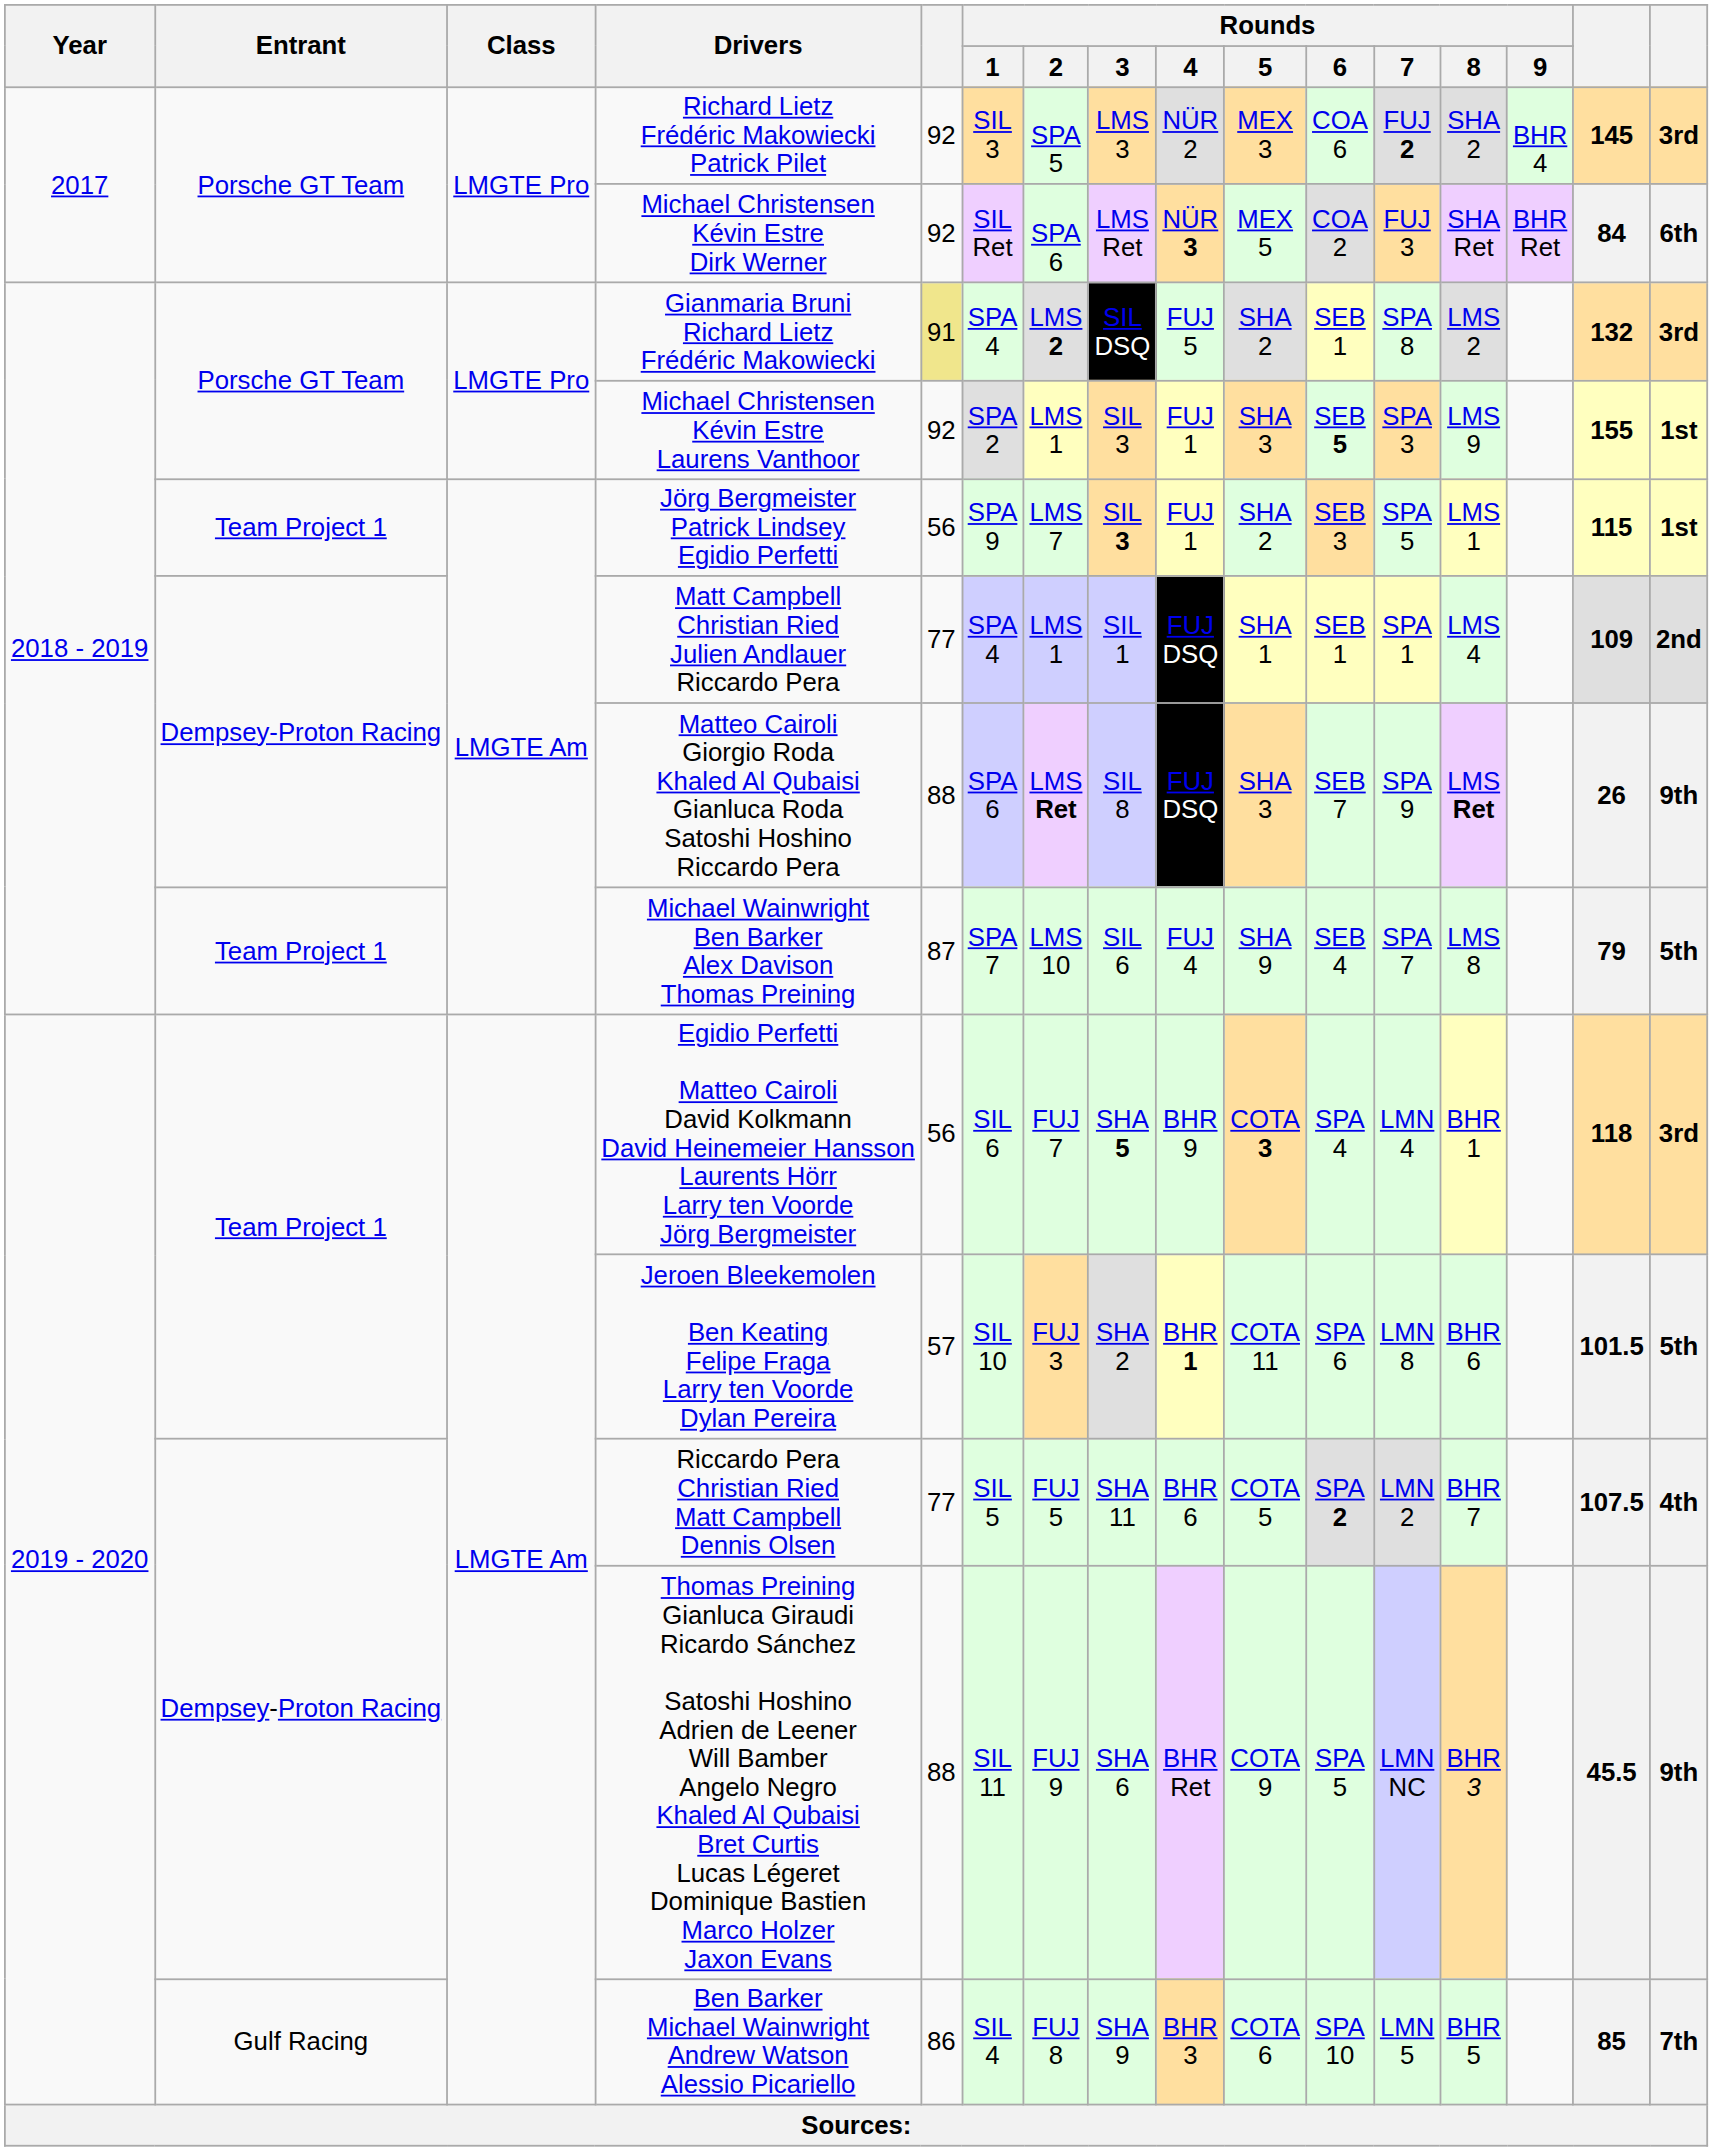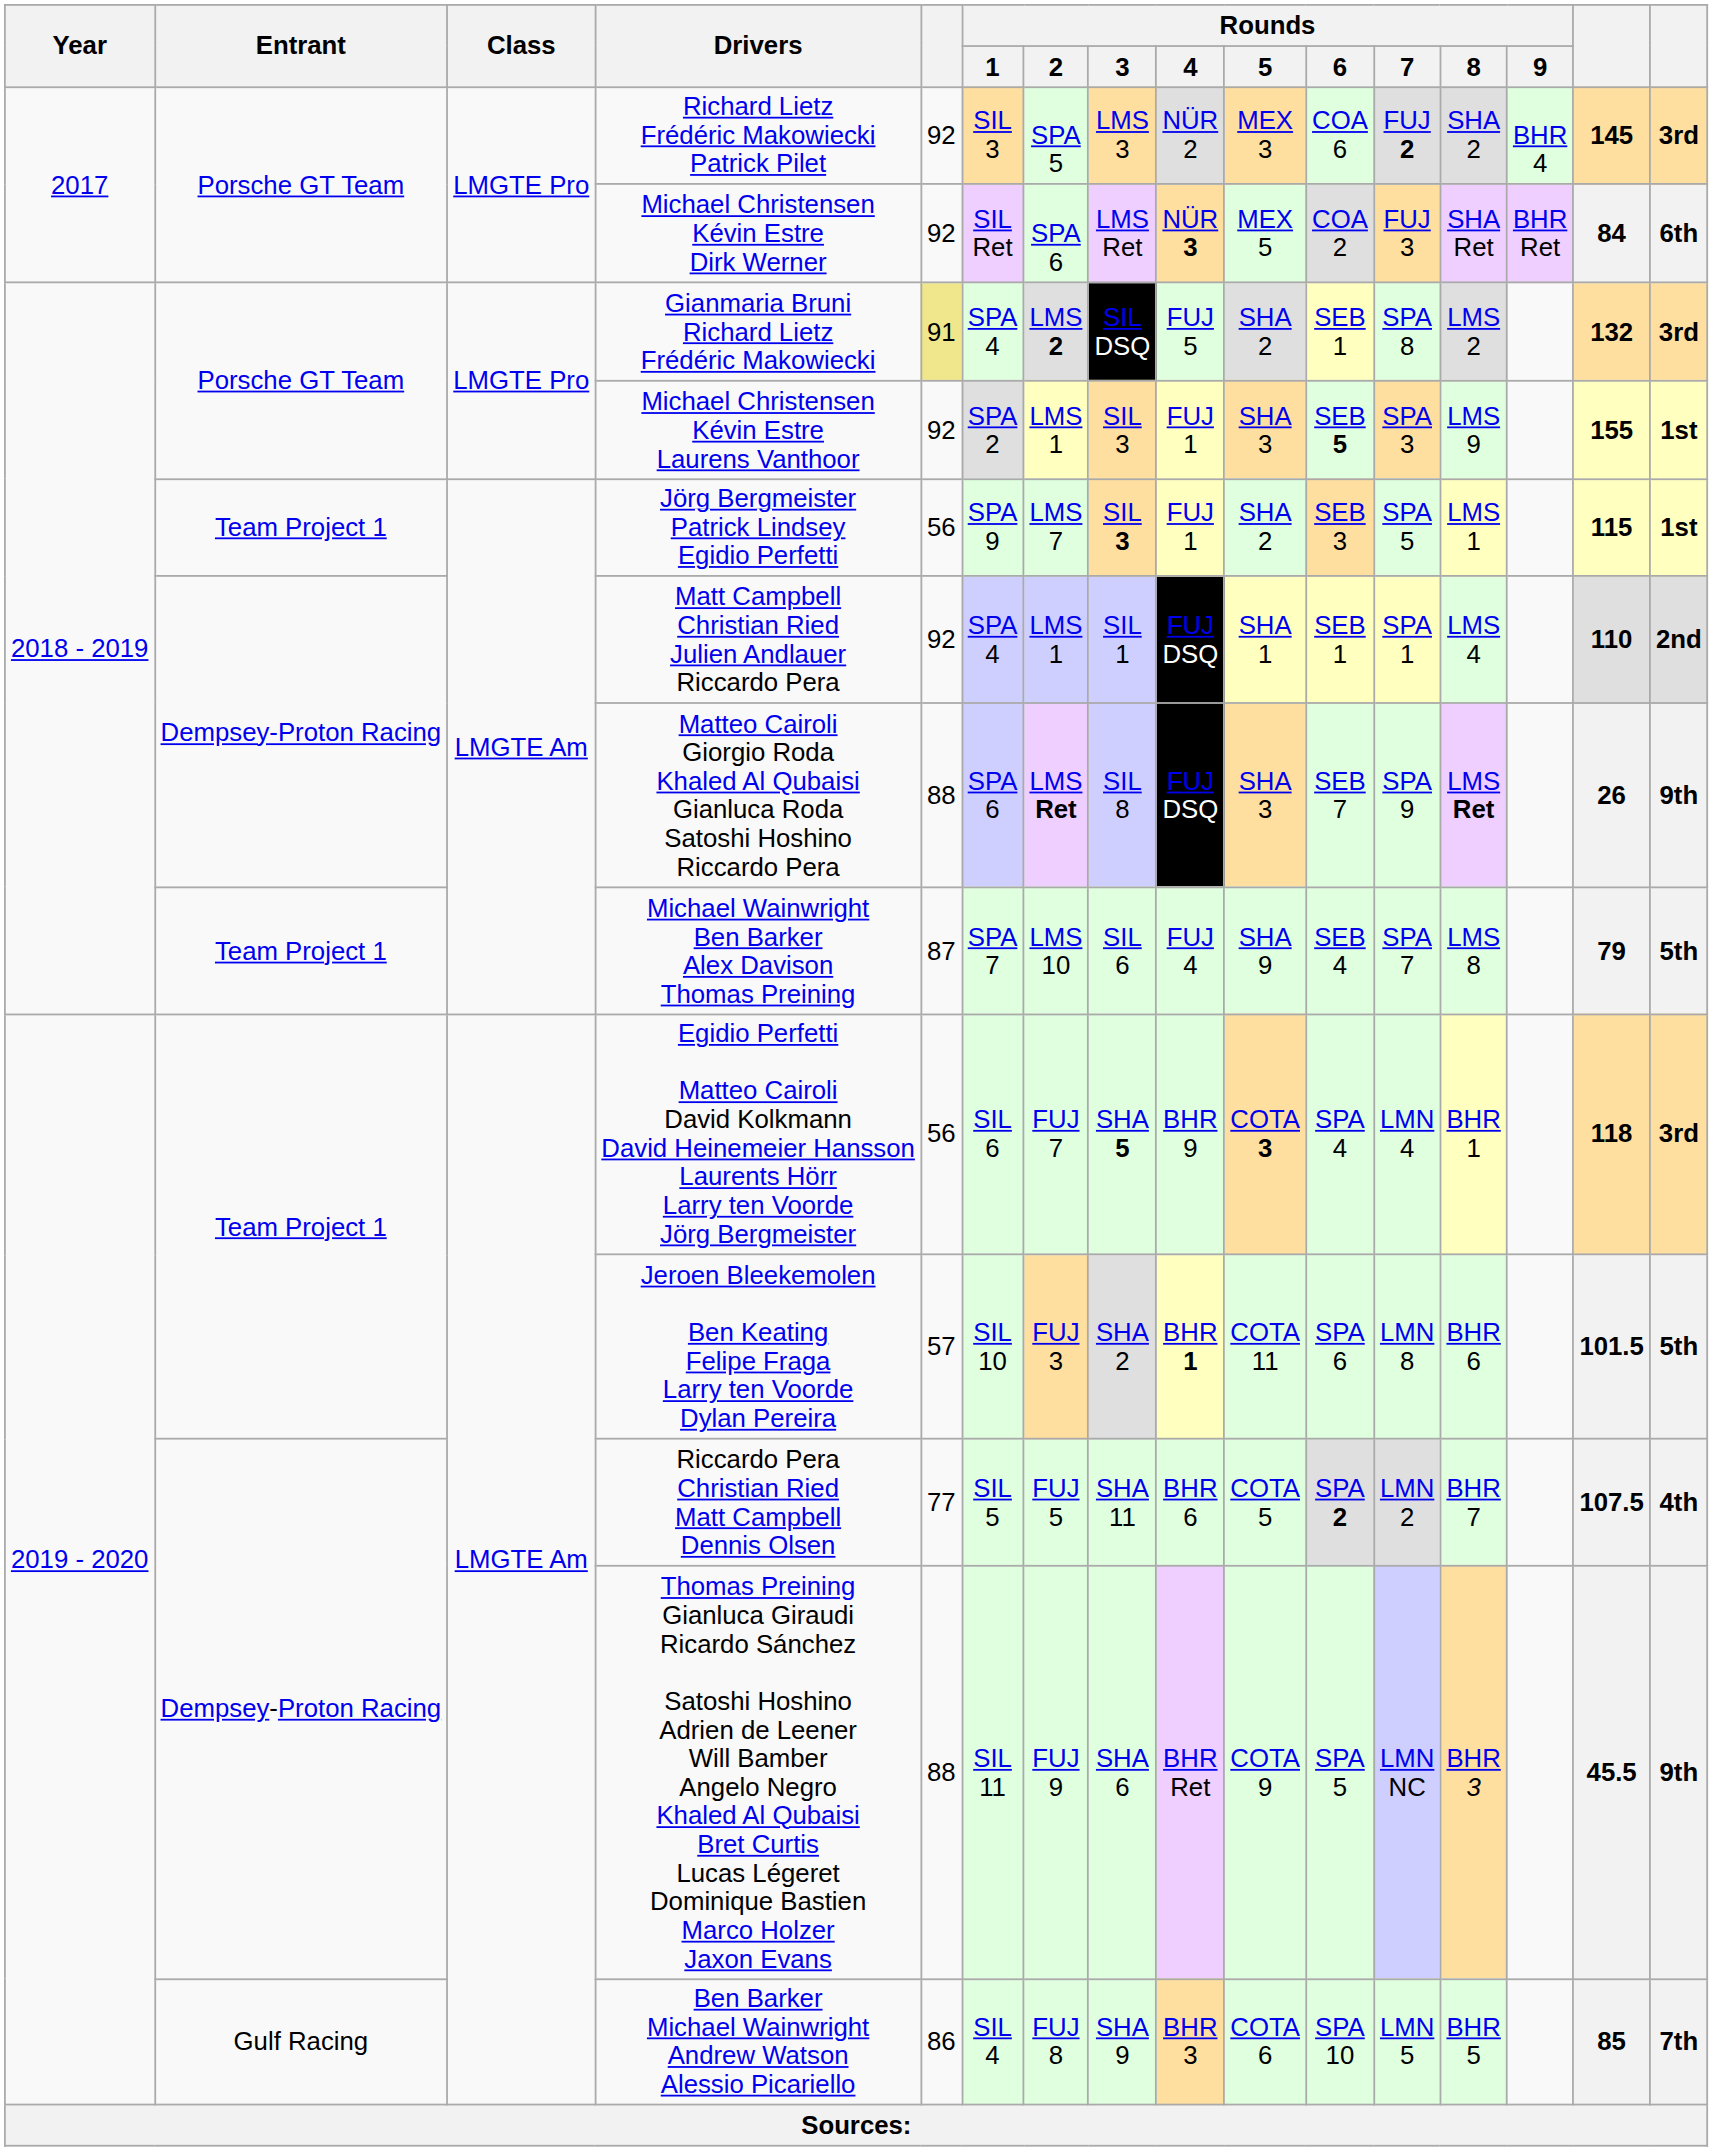(941, 640) 77 -> (941, 640) 92
(1612, 640) 109 -> (1612, 640) 110
